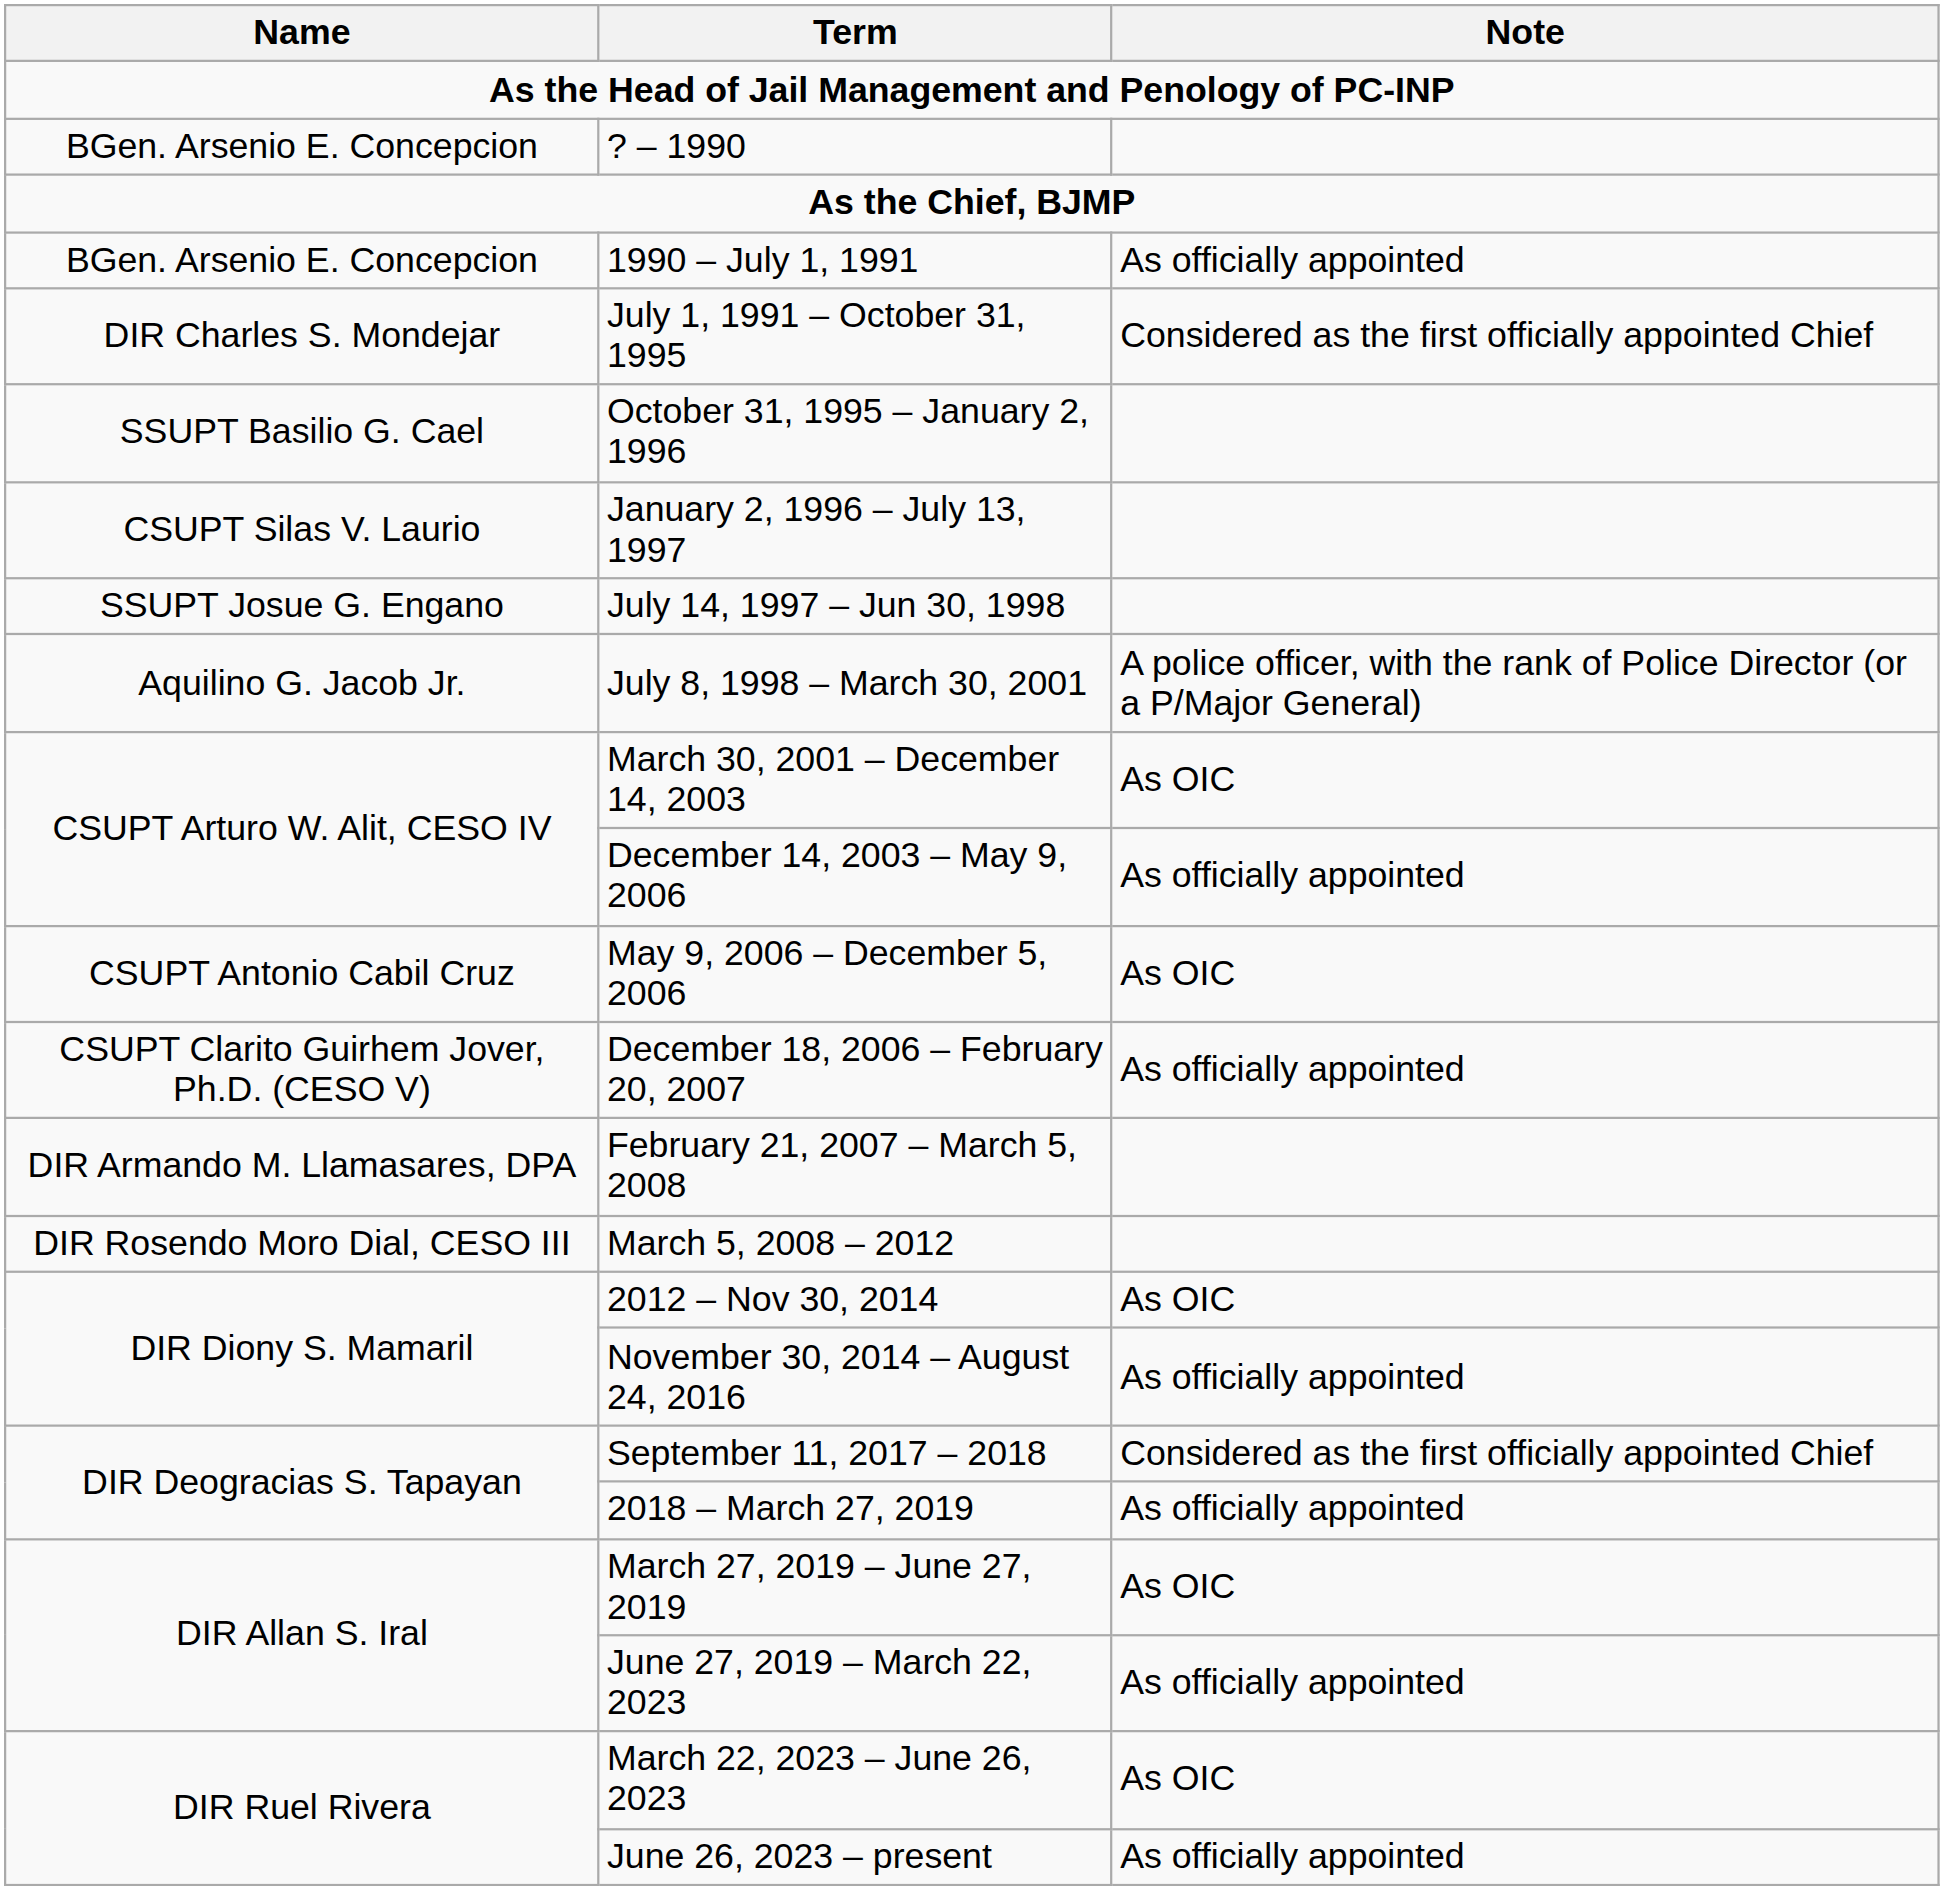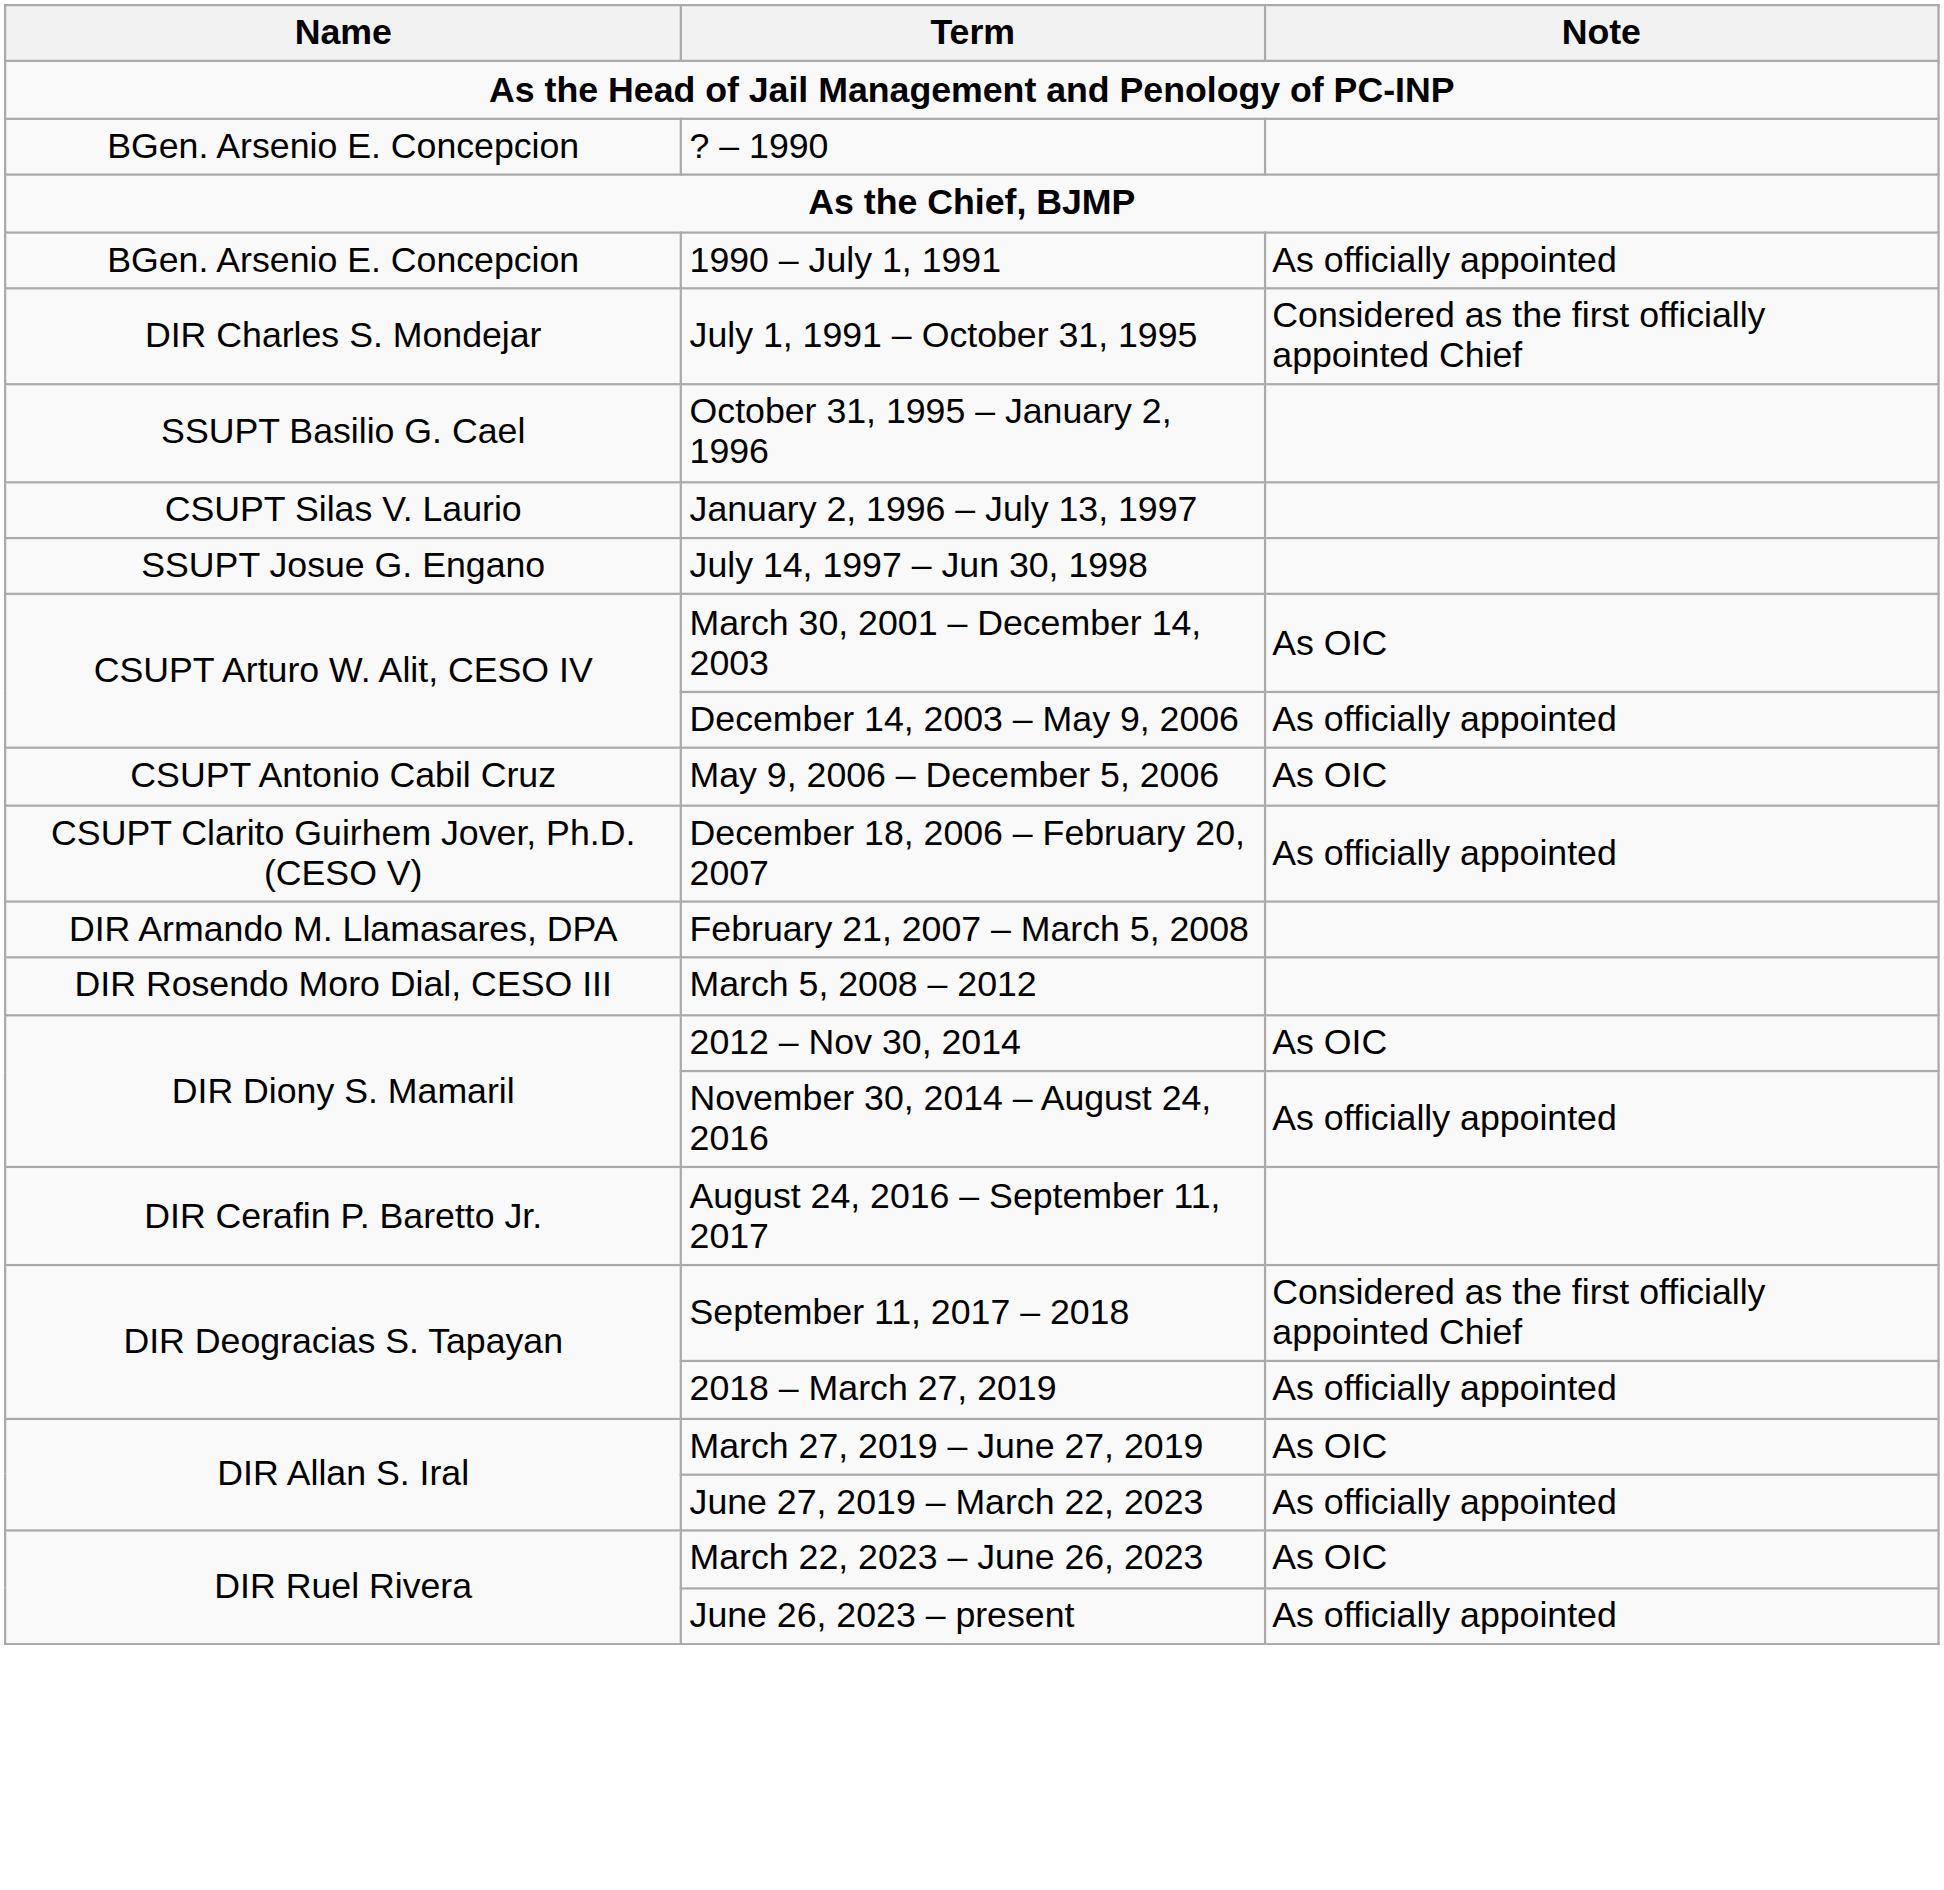- row: (847, 682)
+ row: (955, 1215)
